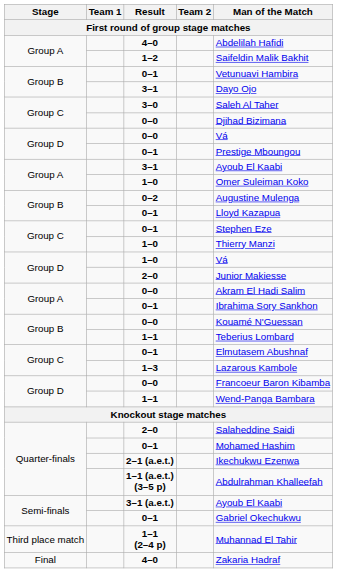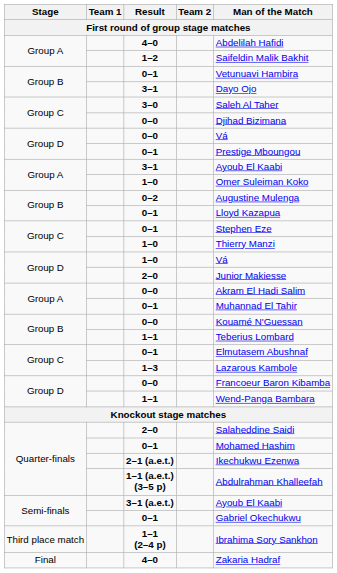(267, 306) Ibrahima Sory Sankhon -> (256, 306) Muhannad El Tahir
(256, 539) Muhannad El Tahir -> (267, 539) Ibrahima Sory Sankhon
